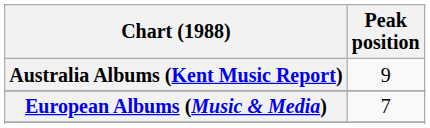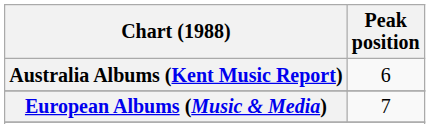(386, 74) 9 -> (386, 74) 6
